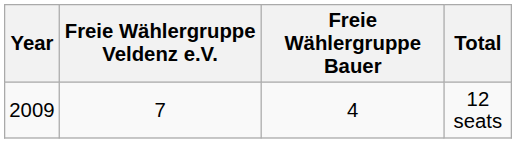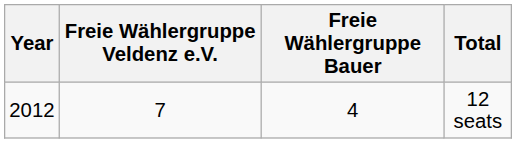(32, 109) 2009 -> (32, 109) 2012
